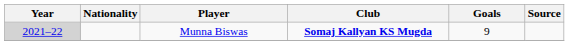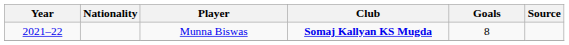(42, 31) lightgrey background -> (42, 31) no background
(487, 31) 9 -> (487, 31) 8
